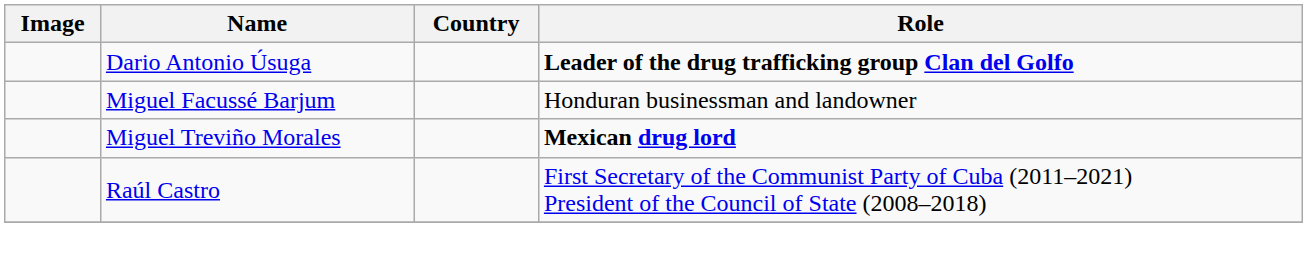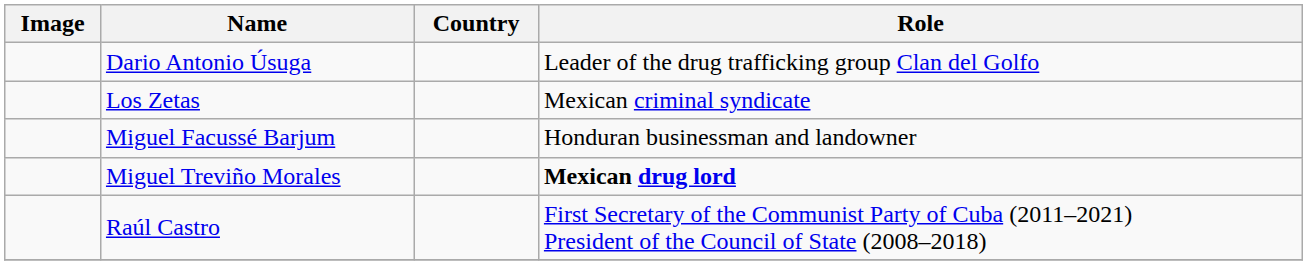(809, 61) bold -> (792, 61) normal
+ row: (153, 99)
